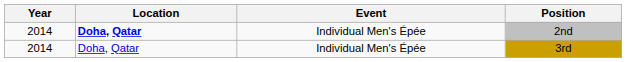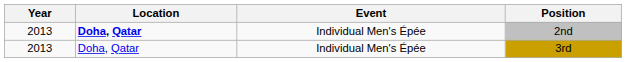(40, 31) 2014 -> (40, 31) 2013
(40, 49) 2014 -> (40, 49) 2013
